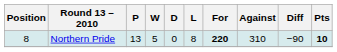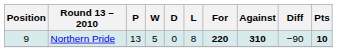(26, 38) 8 -> (26, 38) 9
(258, 38) normal -> (258, 38) bold
